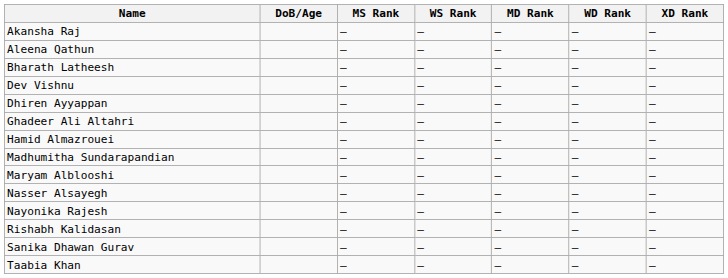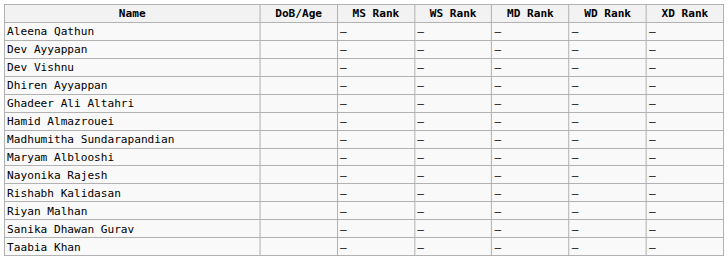- row: (44, 32)
- row: (61, 68)
+ row: (47, 50)
- row: (57, 193)
+ row: (47, 211)
